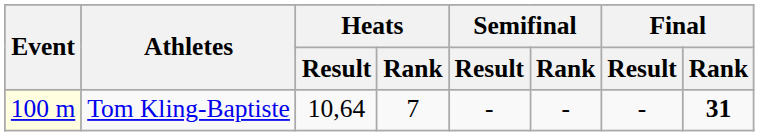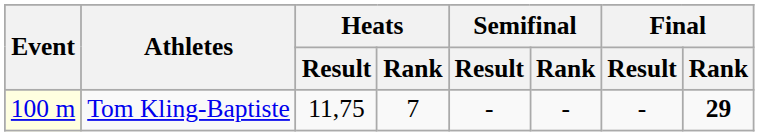(337, 109) 10,64 -> (337, 109) 11,75
(718, 109) 31 -> (718, 109) 29
